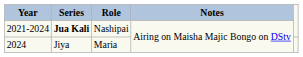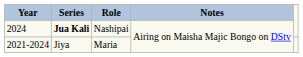(28, 29) 2021-2024 -> (16, 29) 2024
(16, 45) 2024 -> (28, 45) 2021-2024
